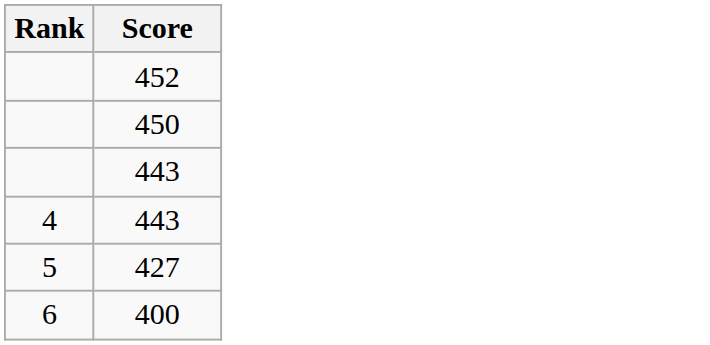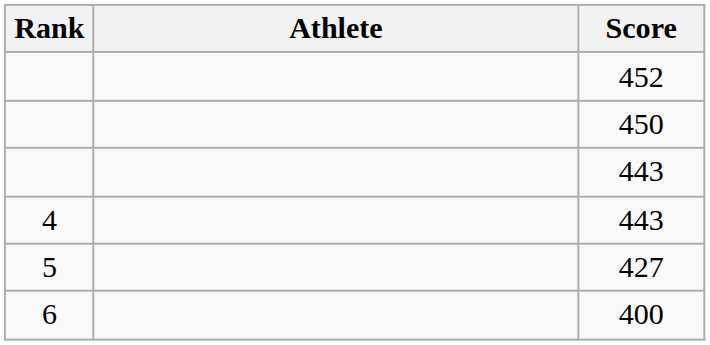+ column: (336, 28)
